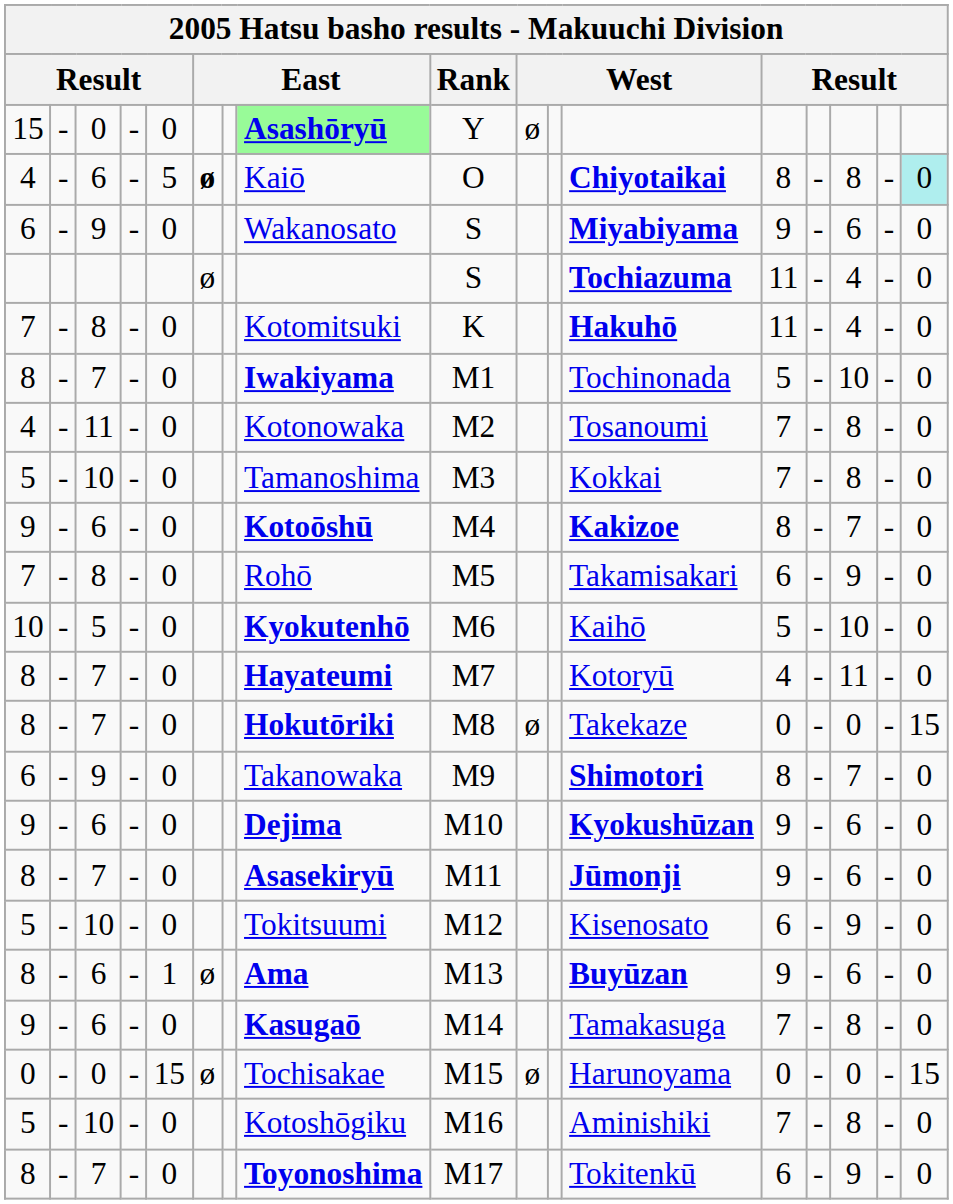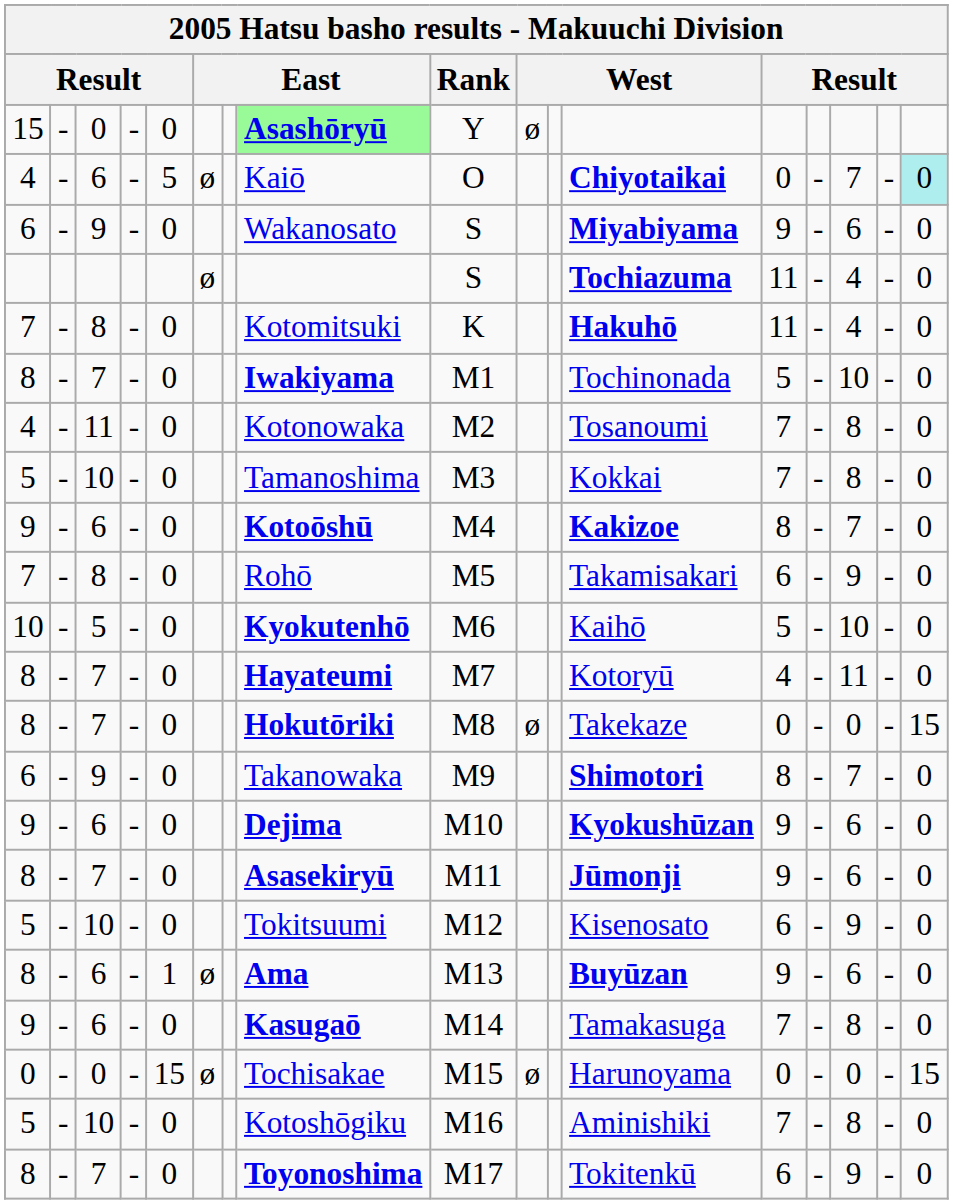(207, 178) bold -> (207, 178) normal
(783, 178) 8 -> (783, 178) 0
(854, 178) 8 -> (854, 178) 7
